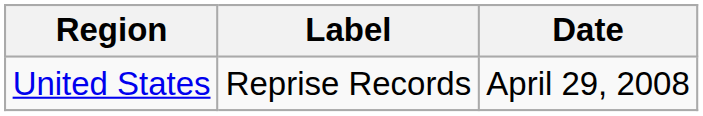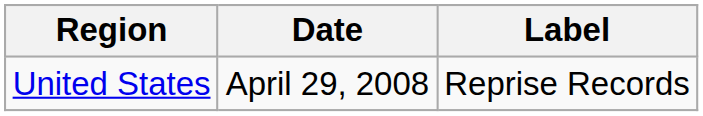columns swapped: (588, 30) <-> (348, 30)
